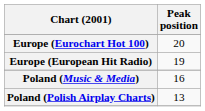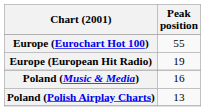(179, 43) 20 -> (179, 43) 55
